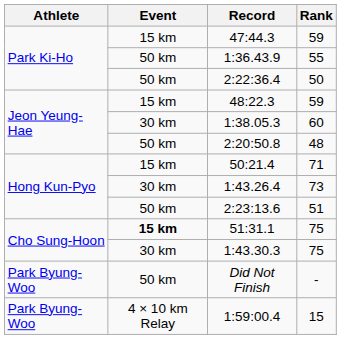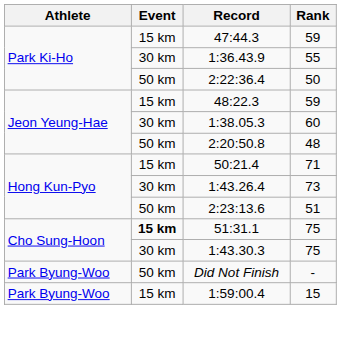(158, 58) 50 km -> (157, 58) 30 km
(158, 316) 4 × 10 km Relay -> (157, 294) 15 km
